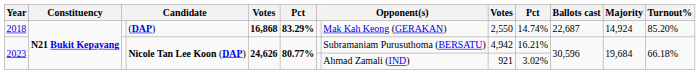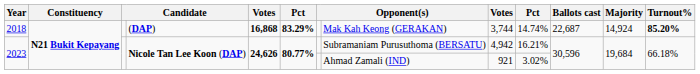(502, 28) 2,550 -> (502, 28) 3,744
(663, 28) normal -> (664, 28) bold
